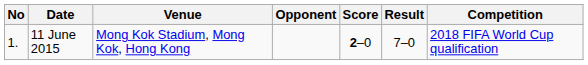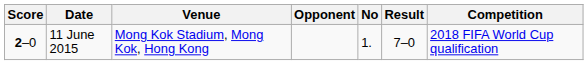columns swapped: (16, 14) <-> (360, 14)
